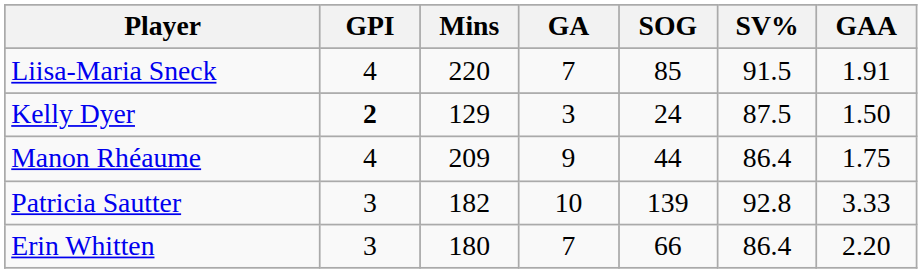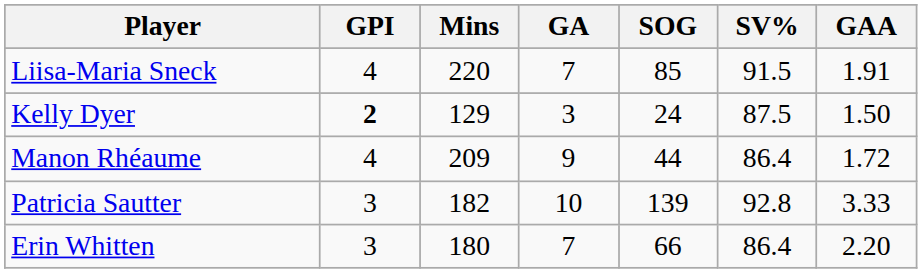(866, 158) 1.75 -> (866, 158) 1.72
